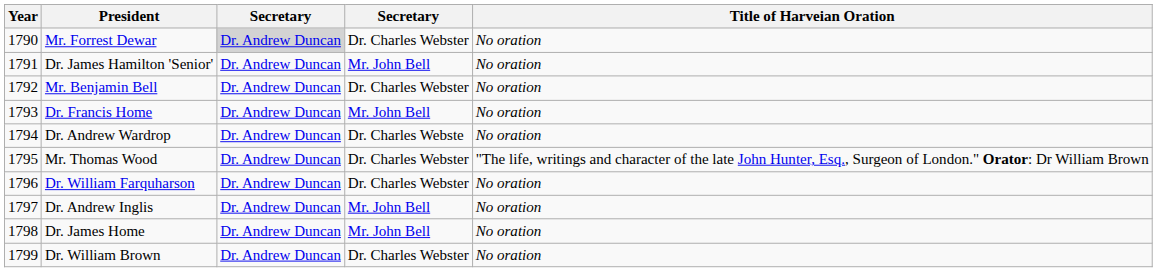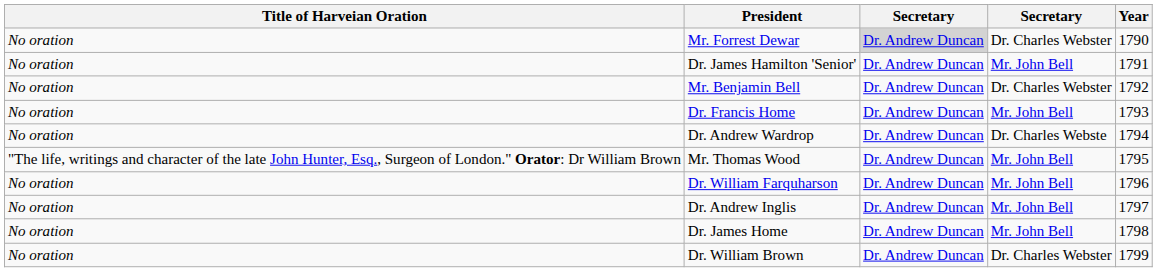columns swapped: (23, 16) <-> (812, 16)
(408, 159) Dr. Charles Webster -> (1032, 159) Mr. John Bell
(408, 183) Dr. Charles Webster -> (1032, 183) Mr. John Bell
